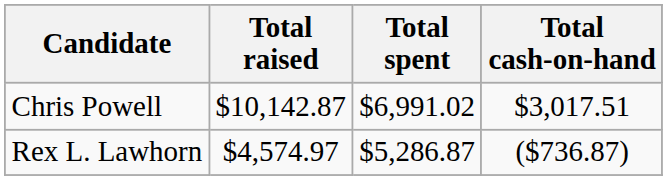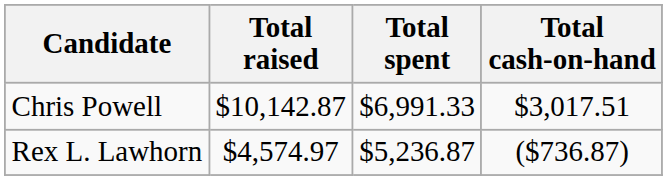(417, 105) $6,991.02 -> (417, 105) $6,991.33
(417, 151) $5,286.87 -> (417, 151) $5,236.87
